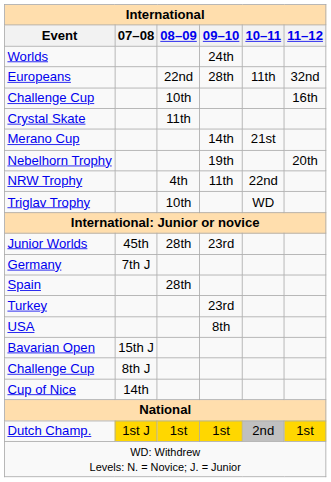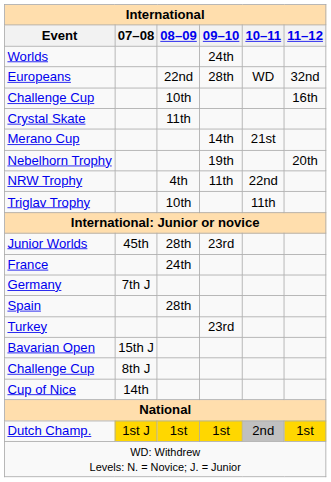(263, 77) 11th -> (263, 77) WD
(263, 202) WD -> (263, 202) 11th
+ row: (28, 264)
- row: (21, 327)
